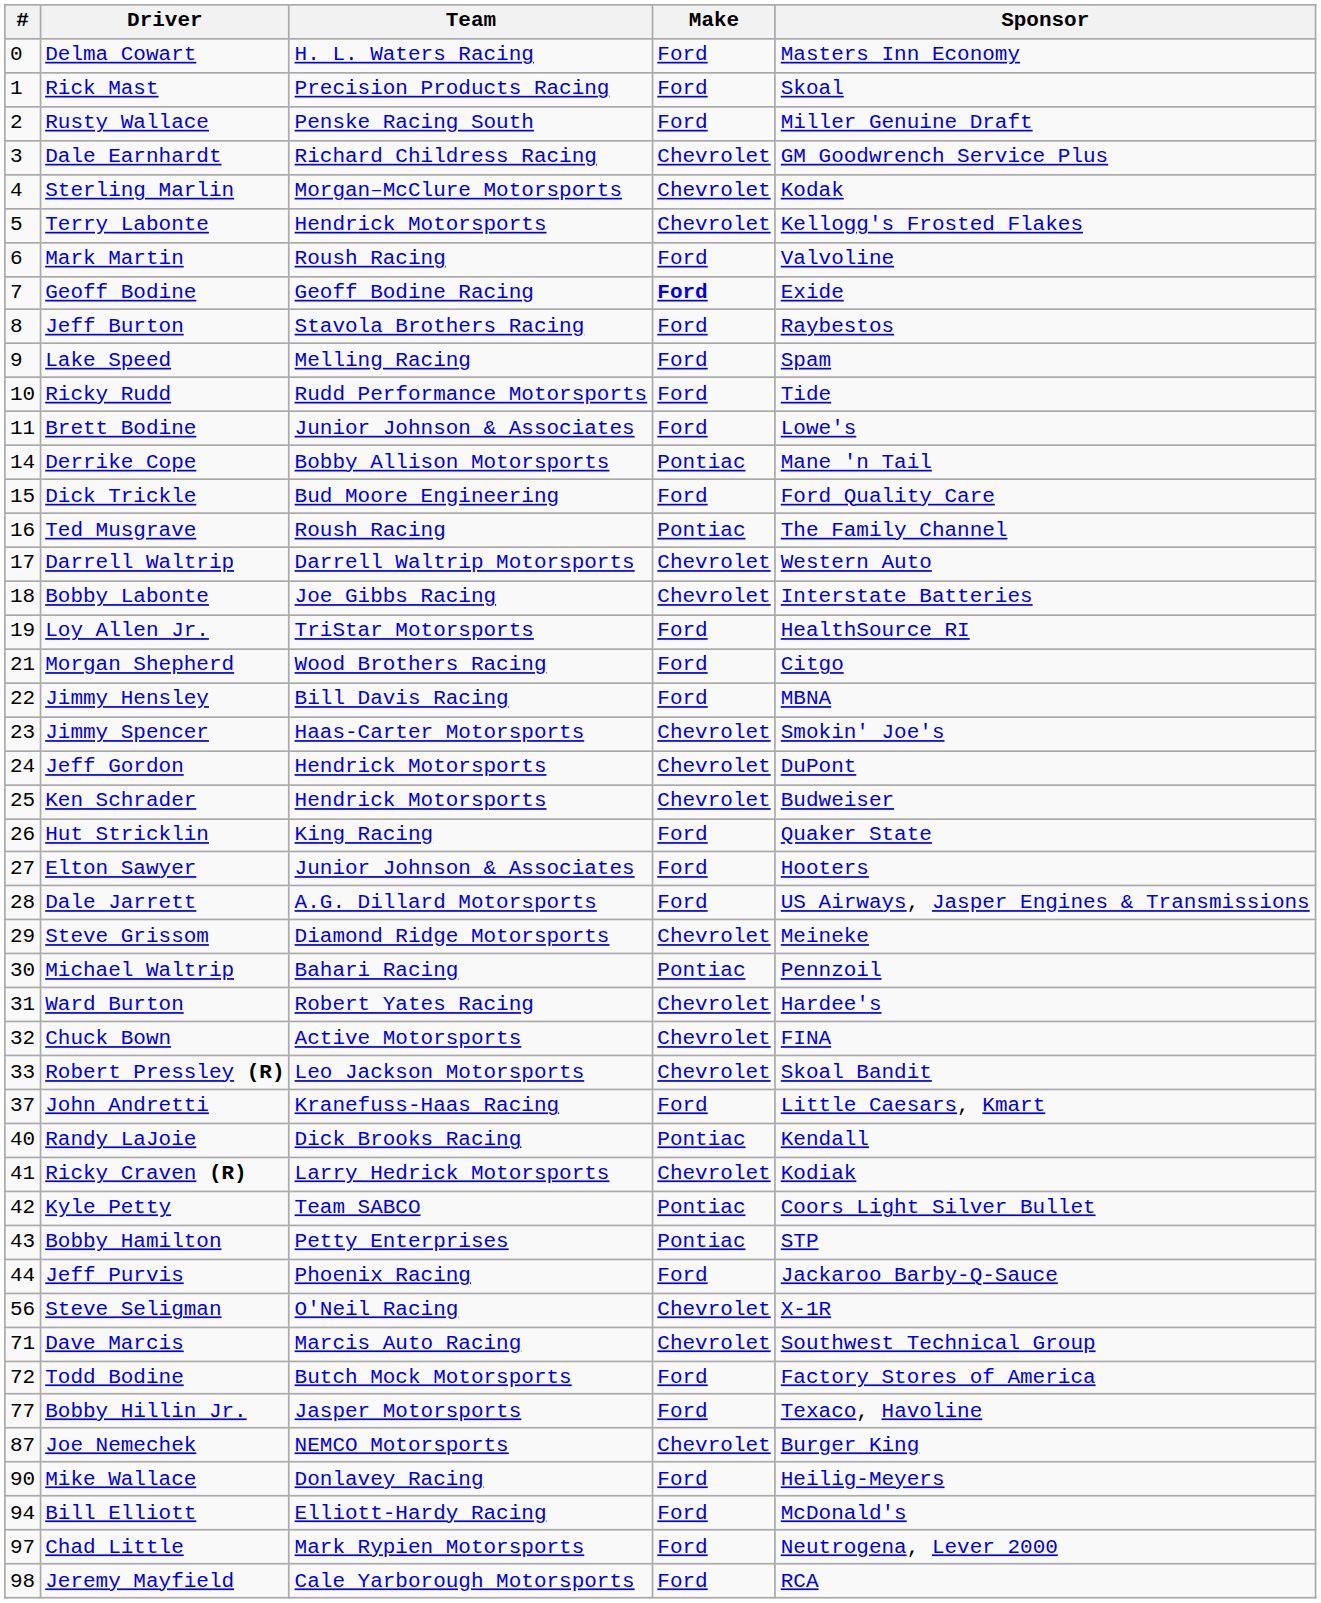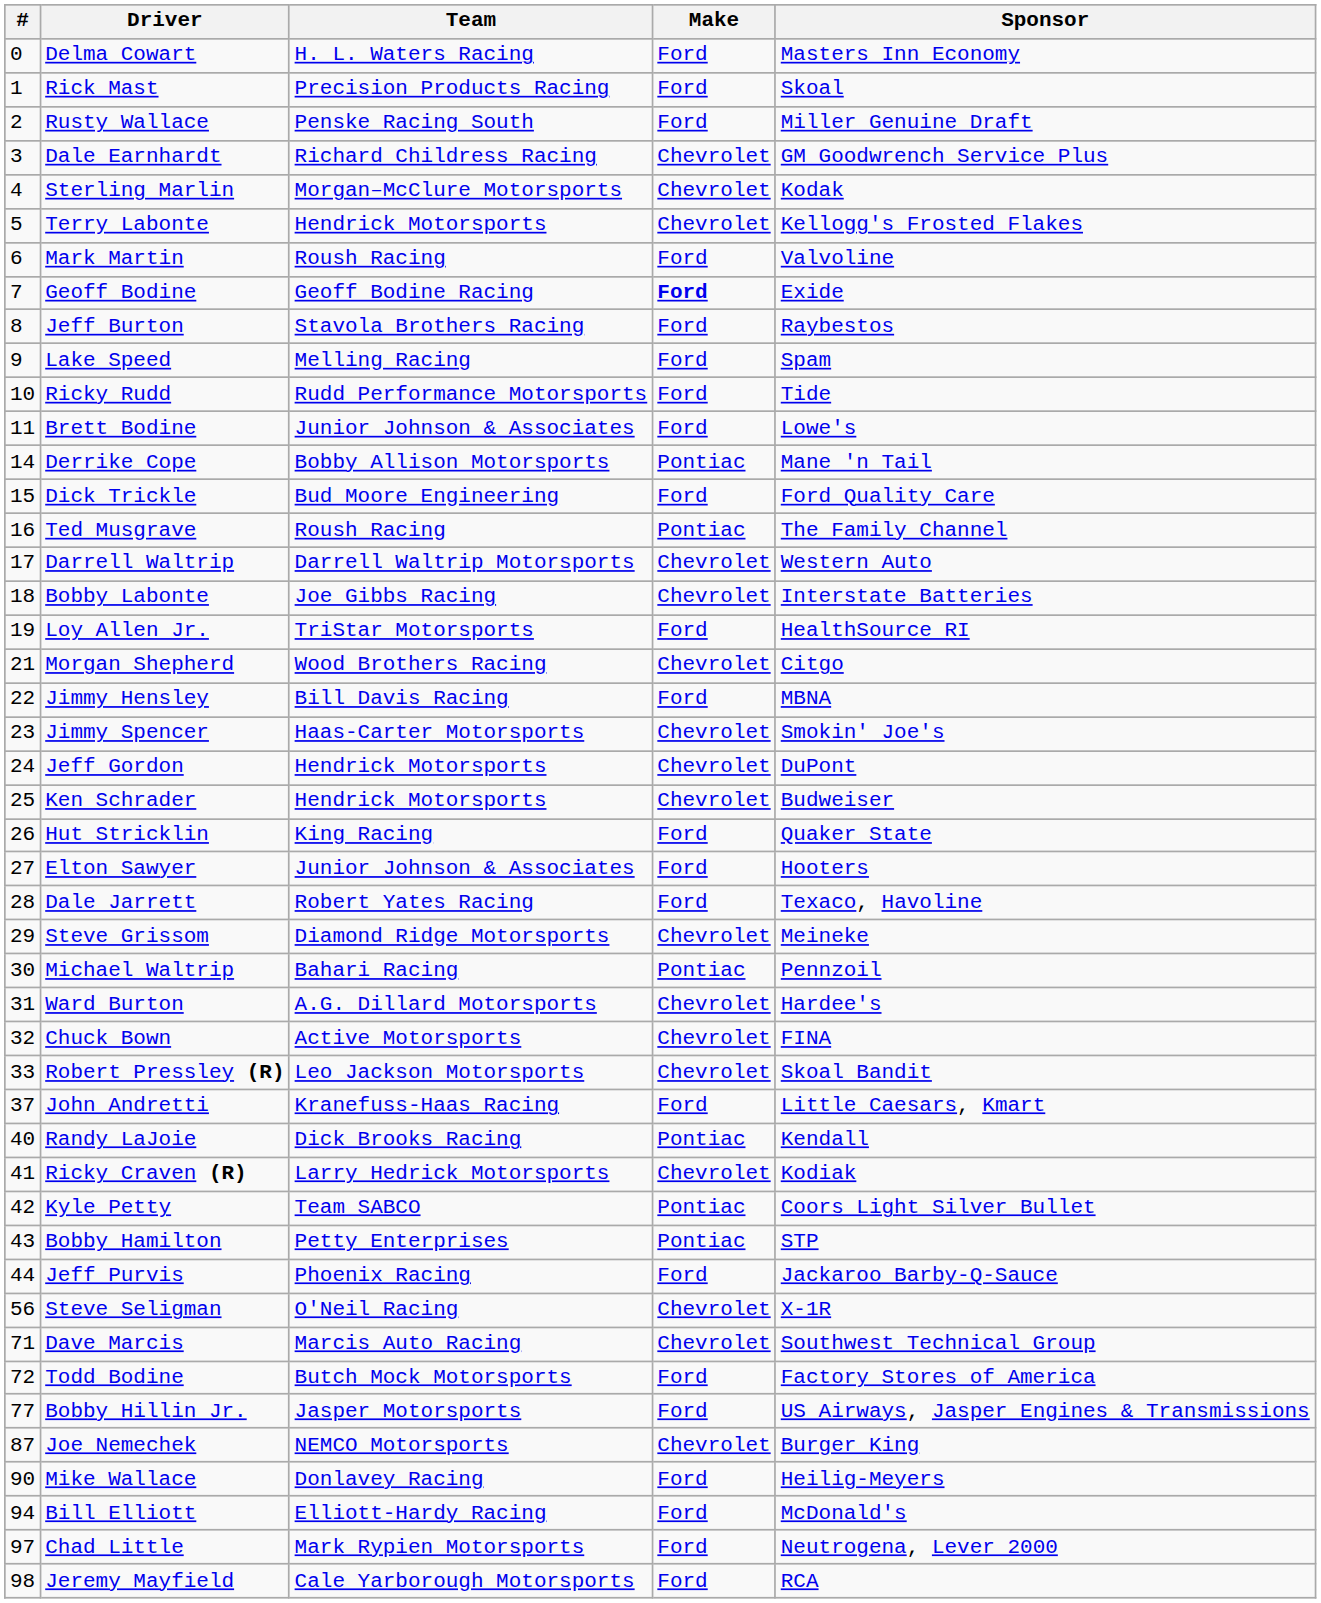(683, 666) Ford -> (714, 666) Chevrolet
(446, 903) A.G. Dillard Motorsports -> (414, 903) Robert Yates Racing
(1045, 903) US Airways, Jasper Engines & Transmissions -> (882, 903) Texaco, Havoline
(414, 1005) Robert Yates Racing -> (446, 1005) A.G. Dillard Motorsports
(882, 1412) Texaco, Havoline -> (1045, 1412) US Airways, Jasper Engines & Transmissions
